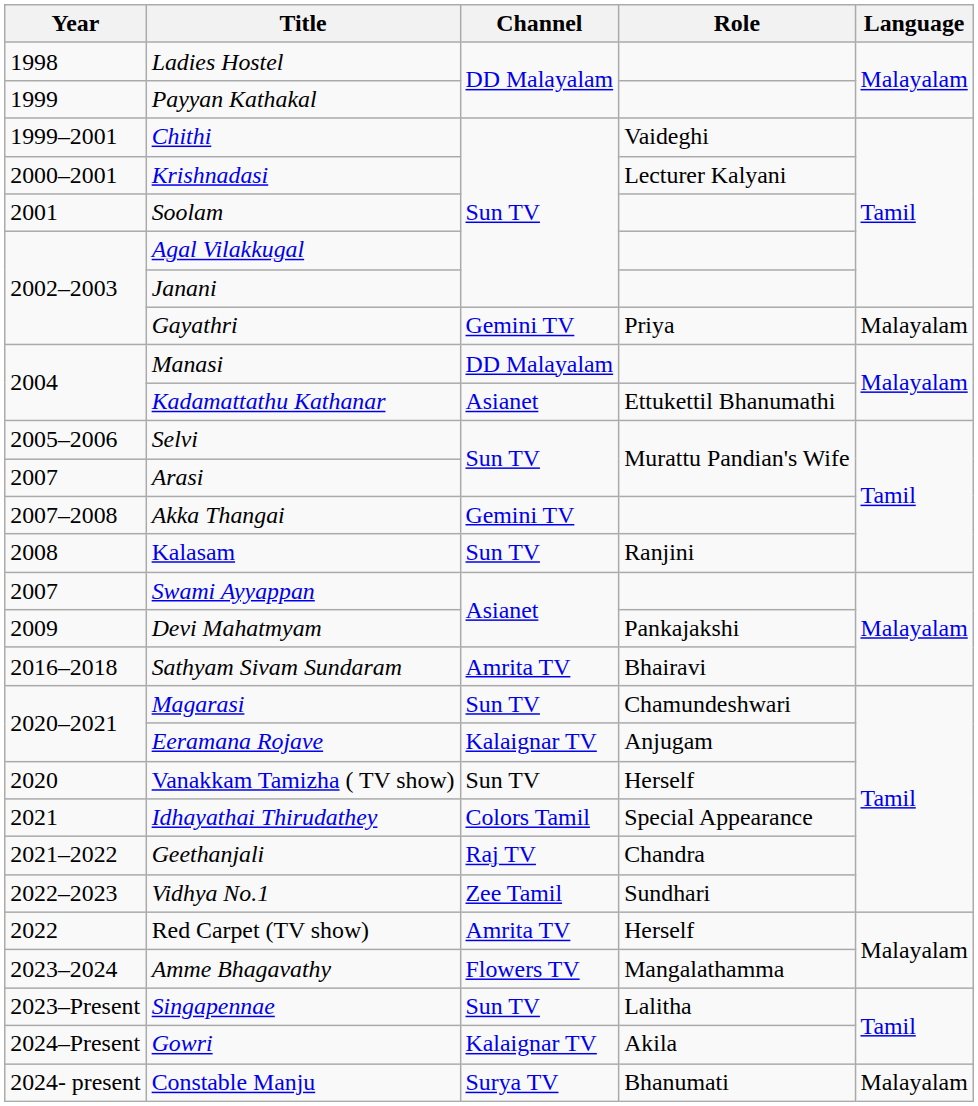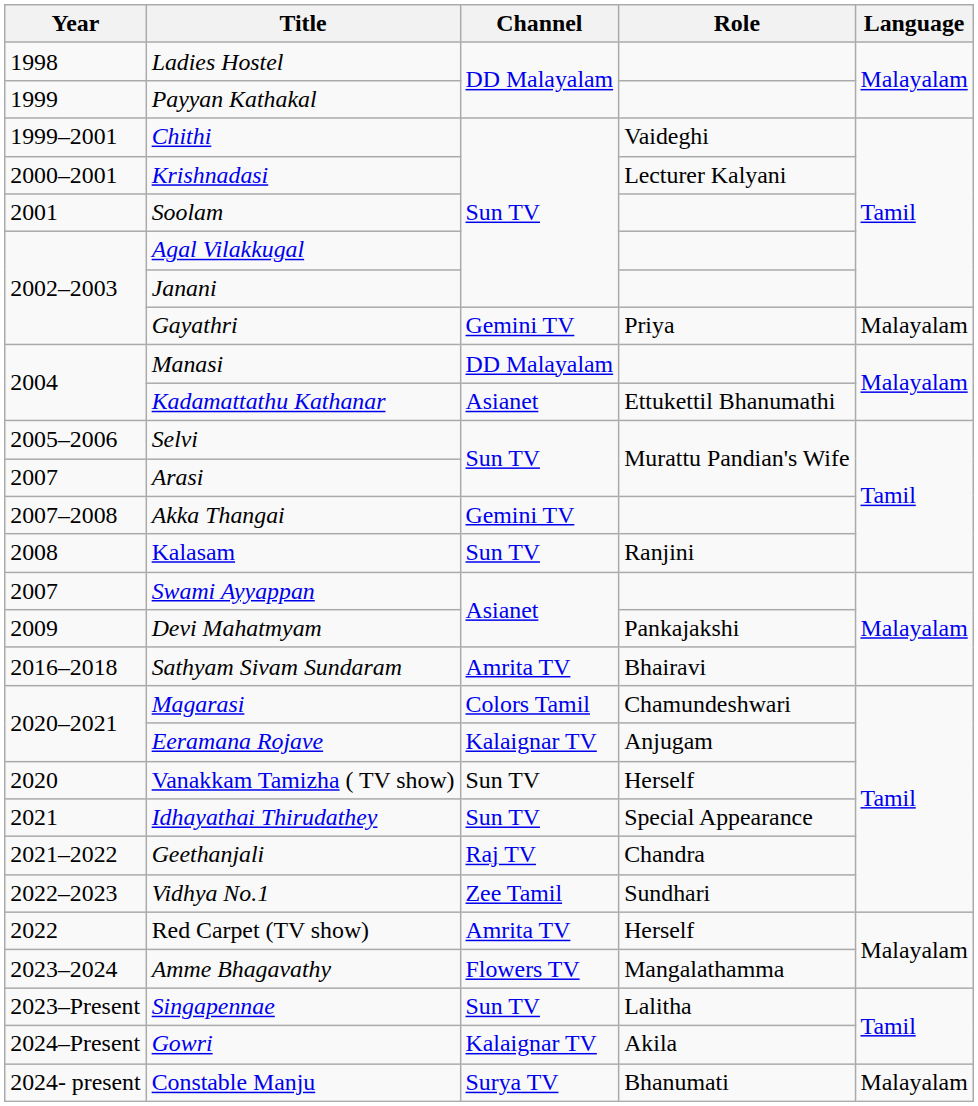(503, 703) Sun TV -> (528, 703) Colors Tamil
(528, 817) Colors Tamil -> (503, 817) Sun TV
